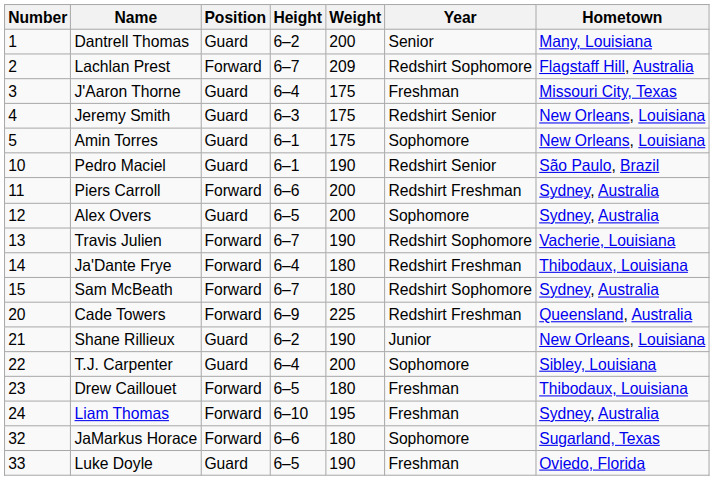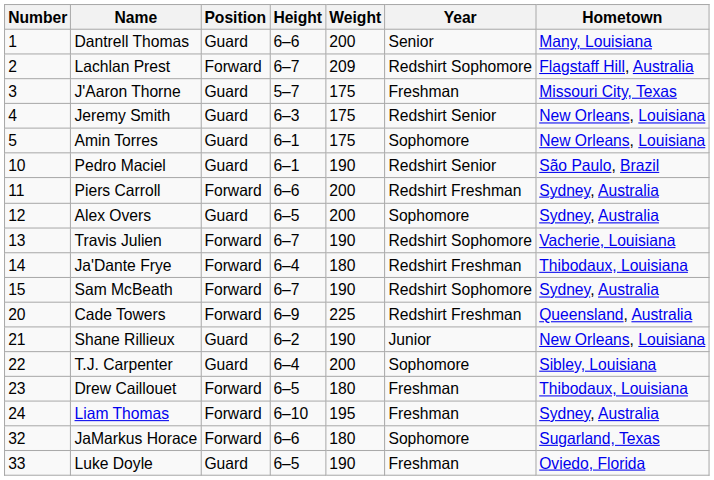(286, 42) 6–2 -> (286, 42) 6–6
(286, 91) 6–4 -> (286, 91) 5–7
(342, 290) 180 -> (342, 290) 190
